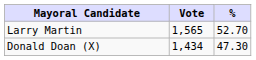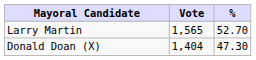(187, 47) 1,434 -> (187, 47) 1,404
